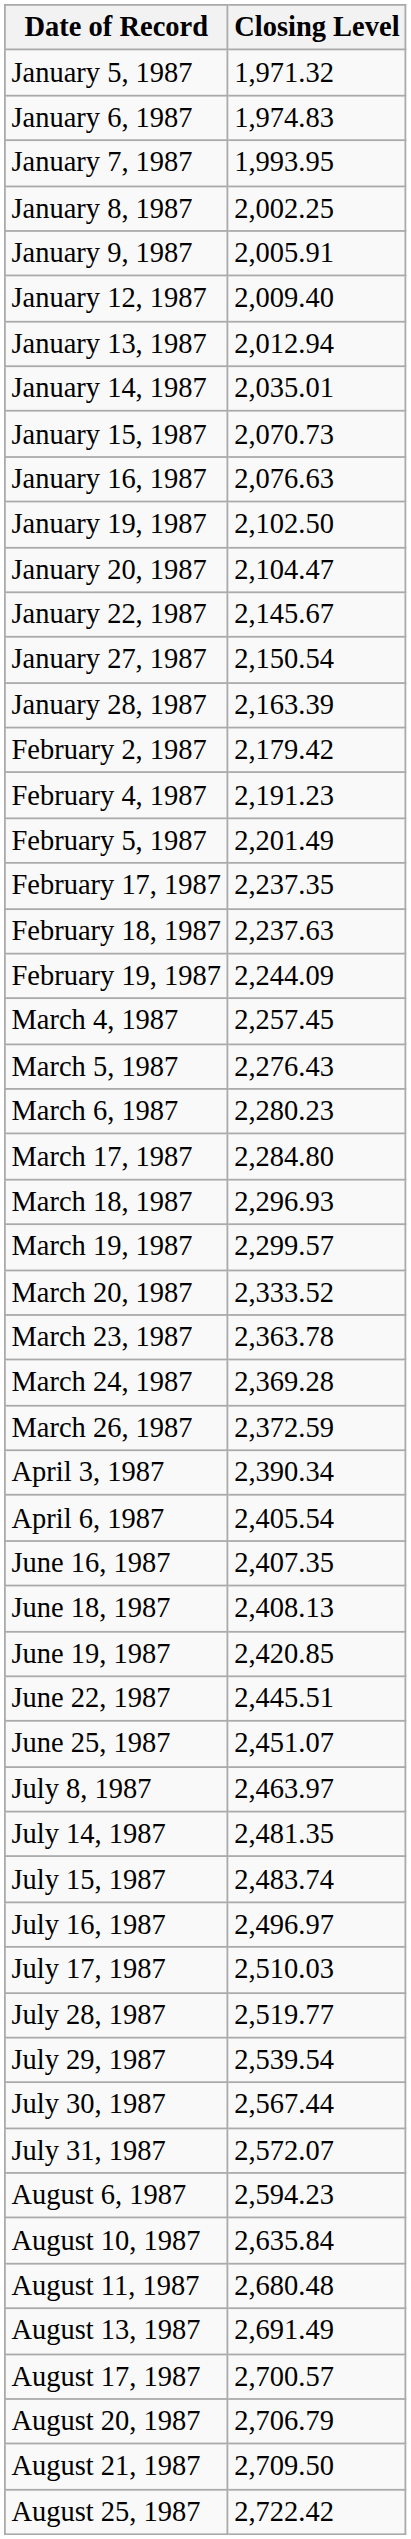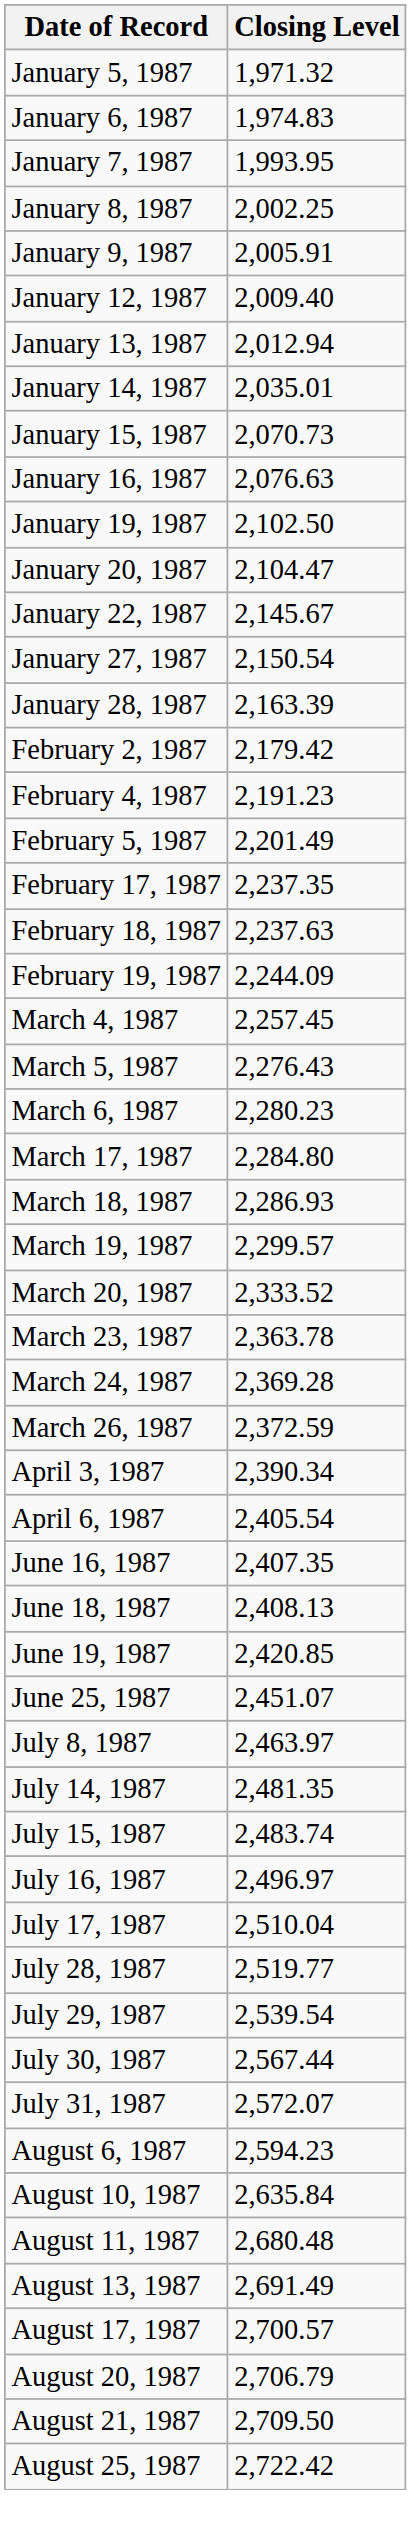(284, 1201) 2,296.93 -> (284, 1201) 2,286.93
- row: (91, 1698)
(284, 1969) 2,510.03 -> (284, 1924) 2,510.04
